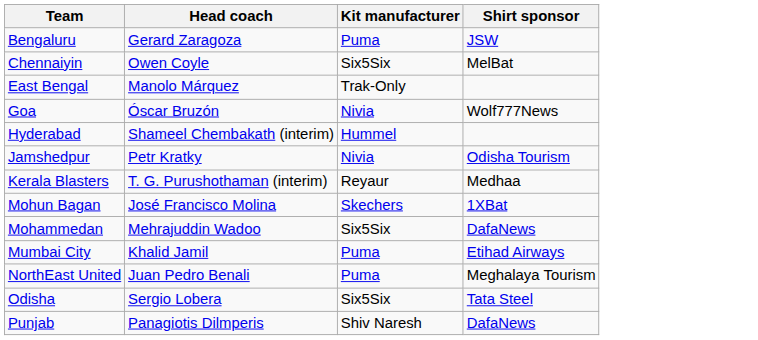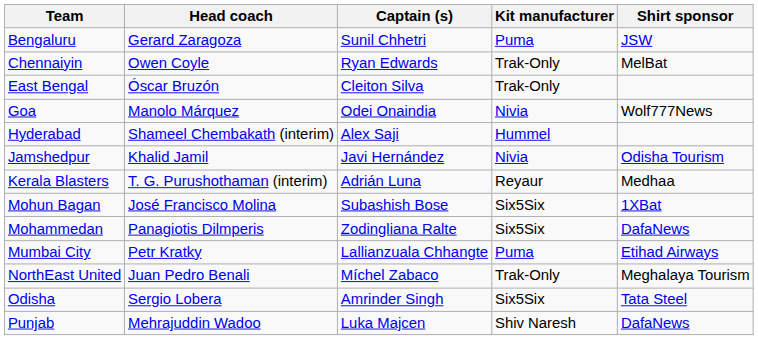+ column: (414, 16)
(366, 63) Six5Six -> (527, 63) Trak-Only
(183, 87) Manolo Márquez -> (174, 87) Óscar Bruzón
(174, 110) Óscar Bruzón -> (183, 110) Manolo Márquez
(165, 157) Petr Kratky -> (168, 157) Khalid Jamil
(372, 205) Skechers -> (520, 205) Six5Six
(194, 228) Mehrajuddin Wadoo -> (196, 228) Panagiotis Dilmperis
(168, 252) Khalid Jamil -> (165, 252) Petr Kratky
(360, 275) Puma -> (527, 275) Trak-Only
(196, 323) Panagiotis Dilmperis -> (194, 323) Mehrajuddin Wadoo
